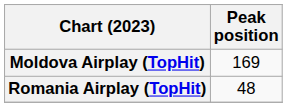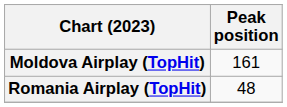(246, 62) 169 -> (246, 62) 161
